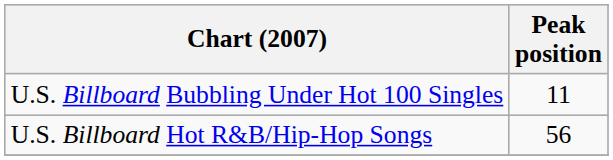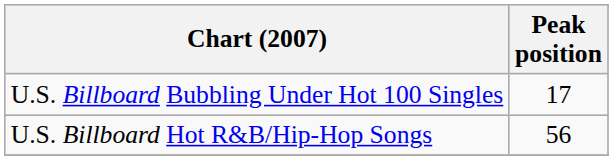(558, 94) 11 -> (558, 94) 17
